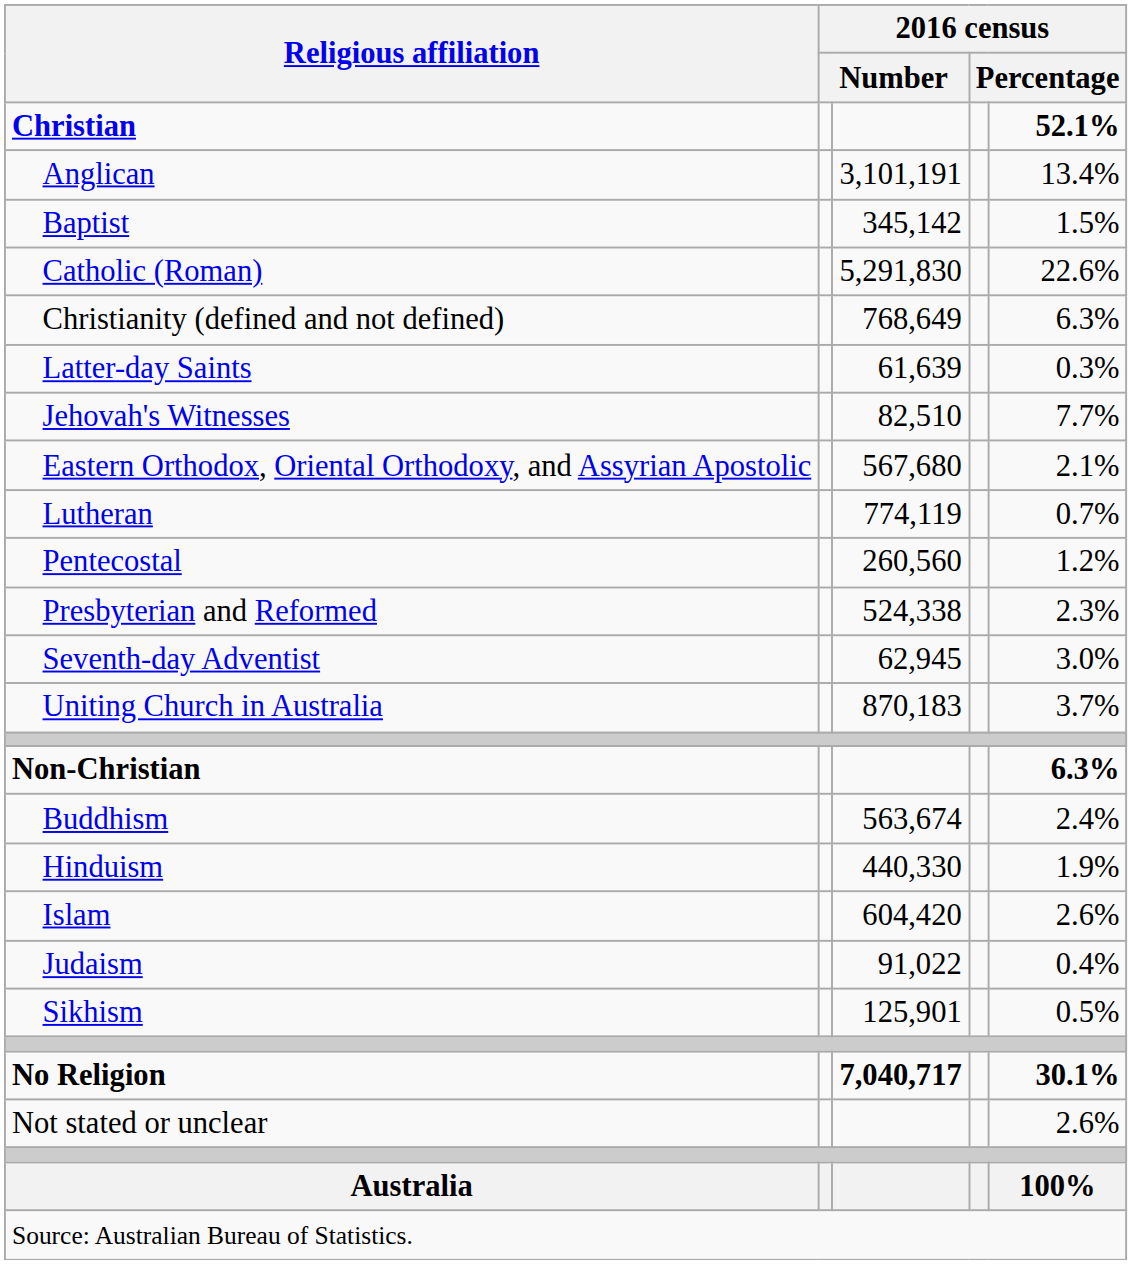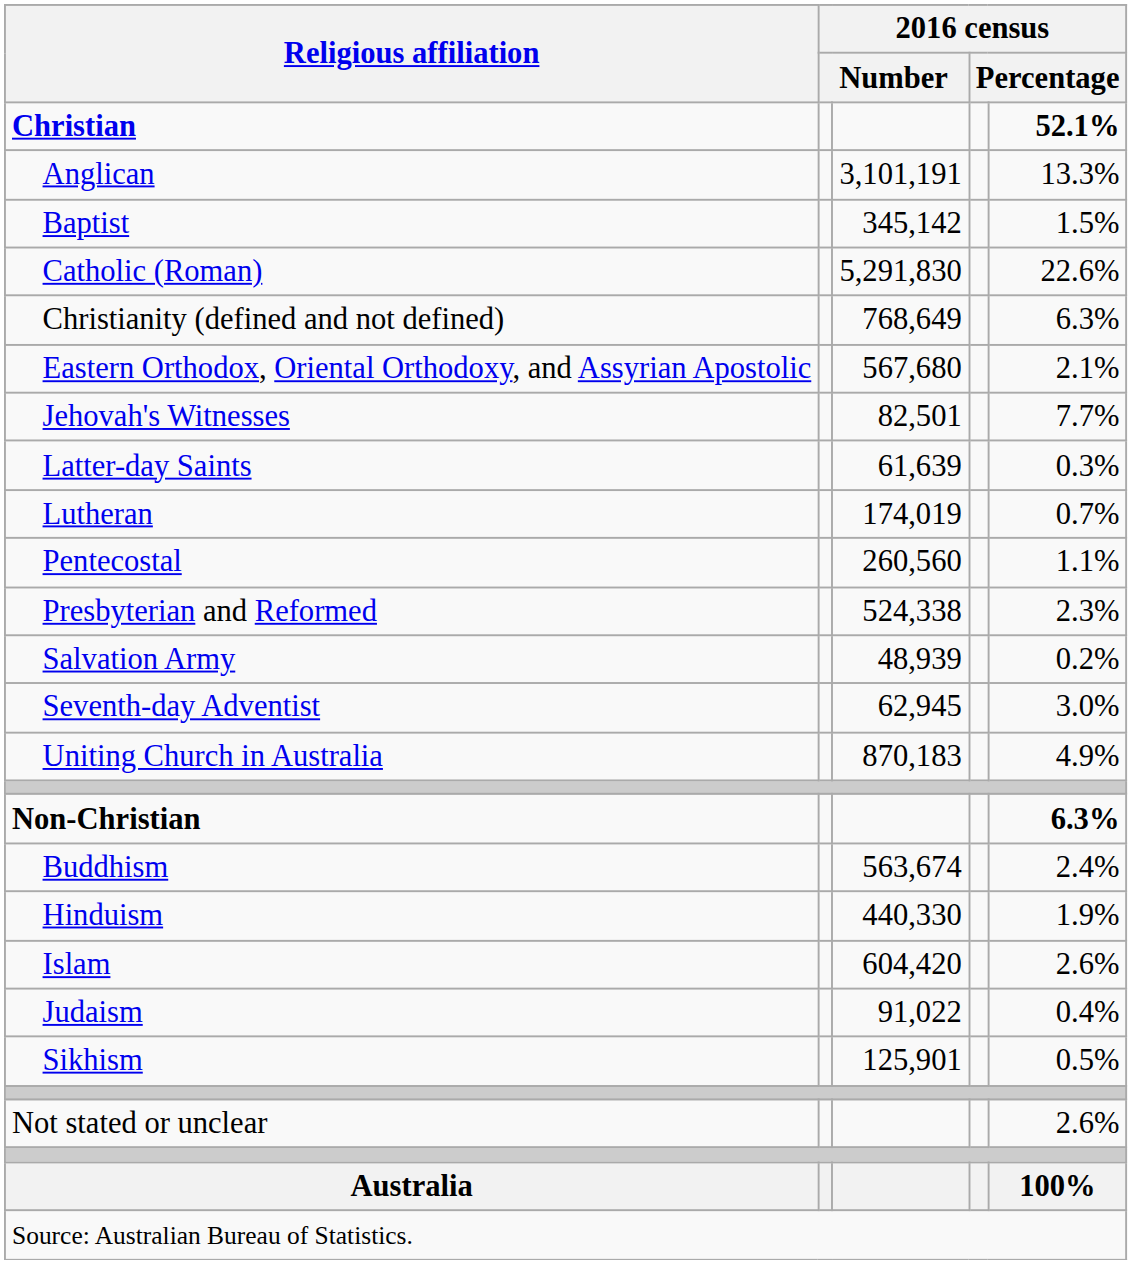(1080, 174) 13.4% -> (1080, 174) 13.3%
rows swapped: (412, 464) <-> (132, 367)
(920, 416) 82,510 -> (920, 416) 82,501
(913, 513) 774,119 -> (912, 513) 174,019
(1088, 561) 1.2% -> (1088, 561) 1.1%
+ row: (124, 658)
(1088, 707) 3.7% -> (1088, 755) 4.9%
- row: (89, 1074)
